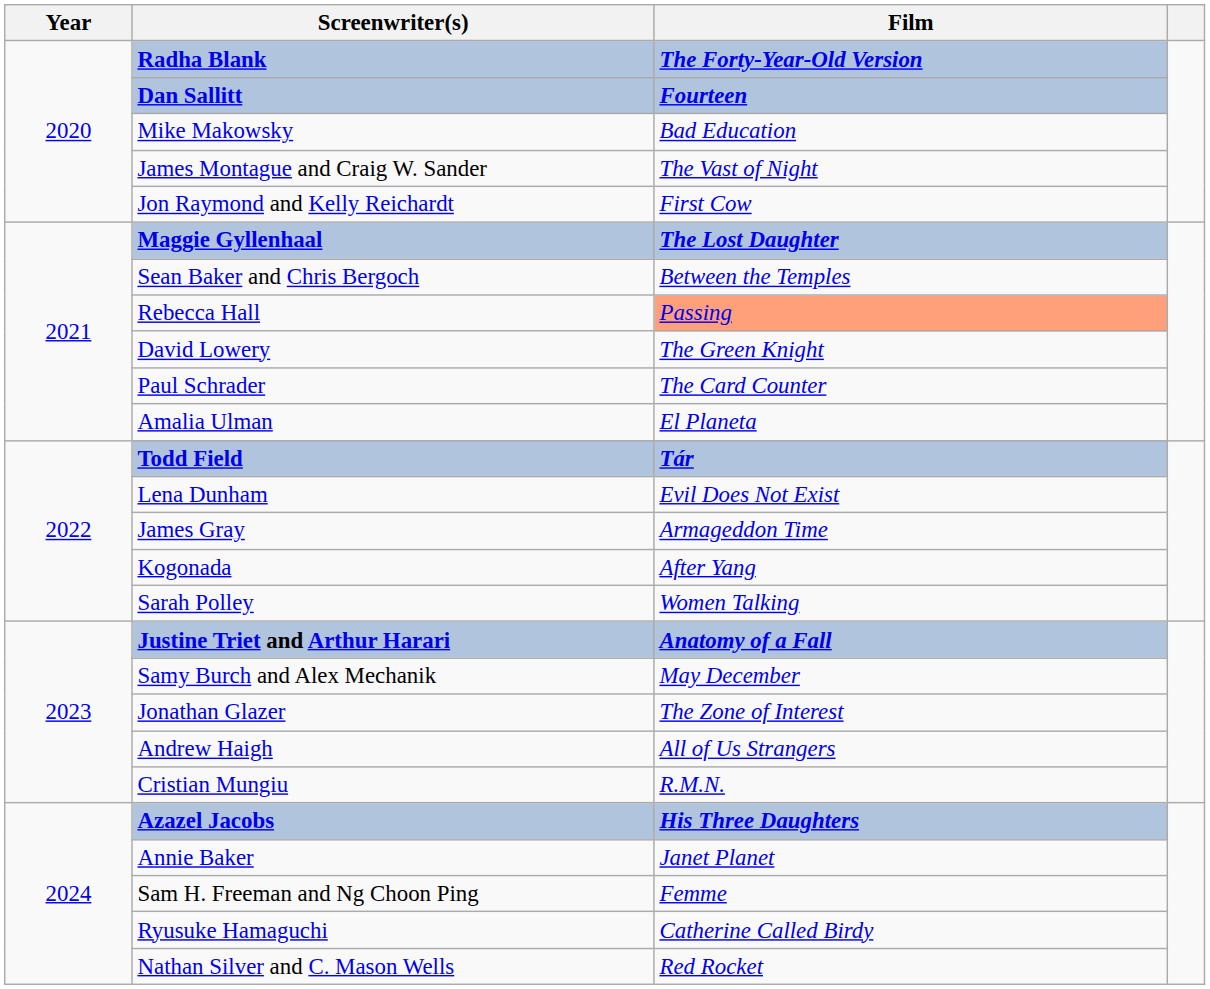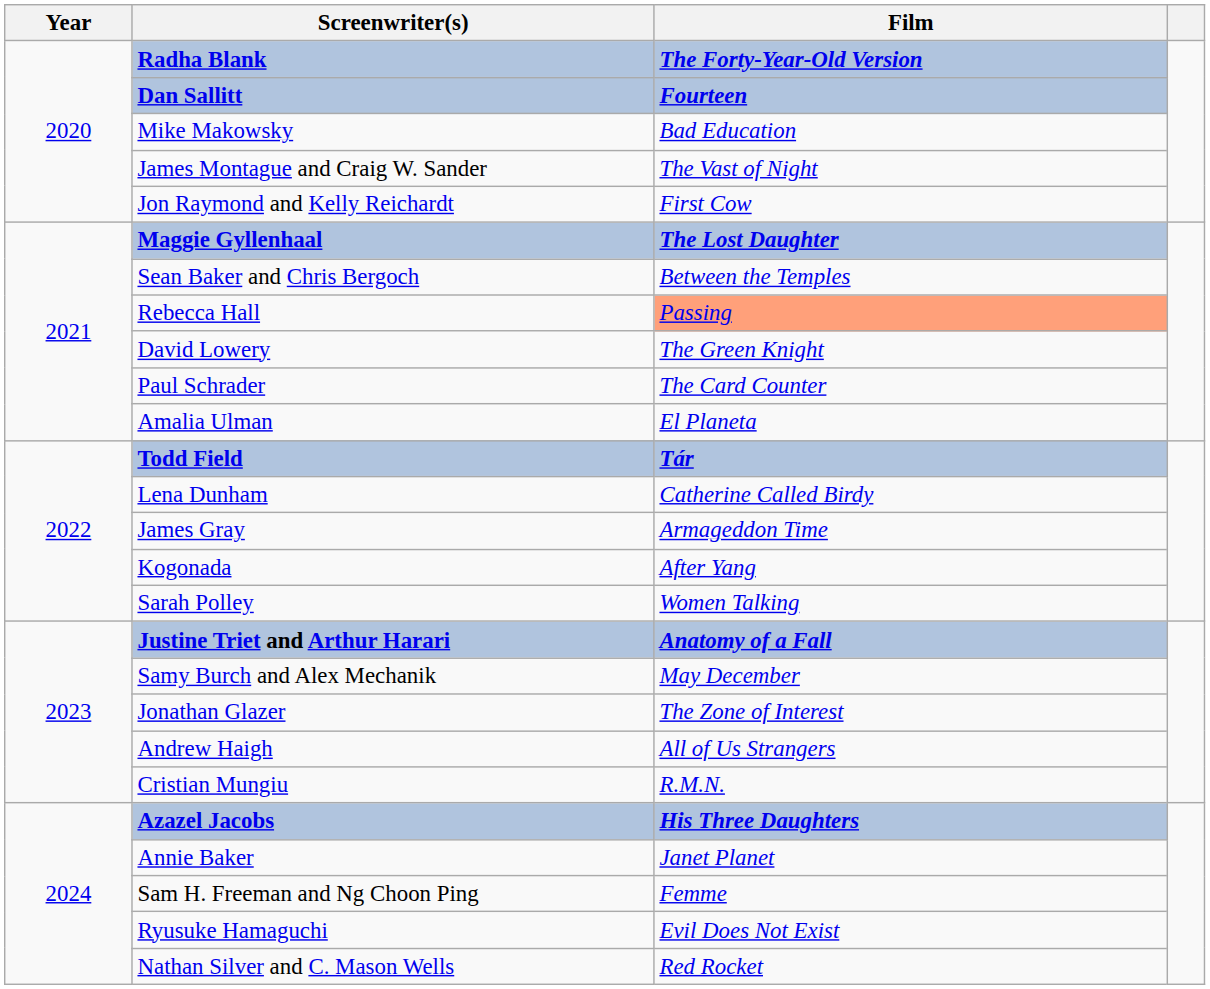(749, 494) Evil Does Not Exist -> (766, 494) Catherine Called Birdy
(766, 929) Catherine Called Birdy -> (749, 929) Evil Does Not Exist
